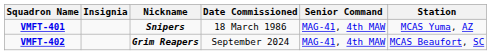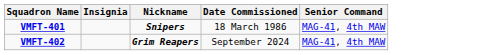- column: (437, 12)
